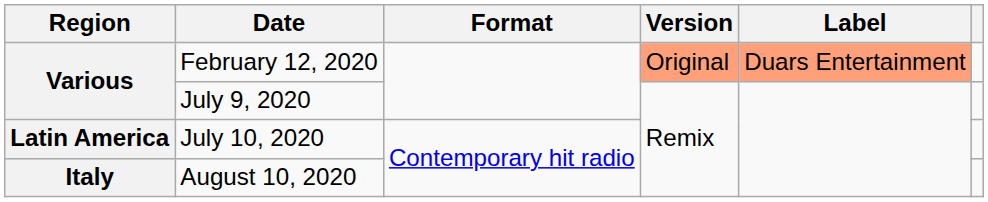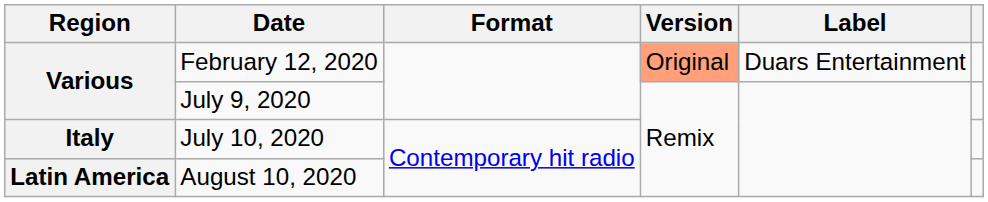(855, 61) lightsalmon background -> (855, 61) no background
(90, 138) Latin America -> (90, 138) Italy
(90, 176) Italy -> (90, 176) Latin America
